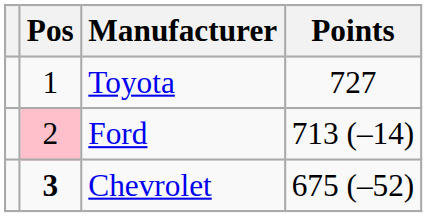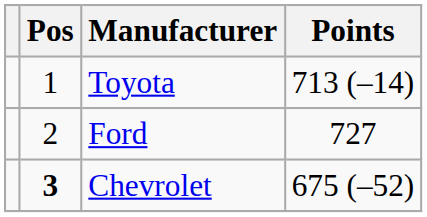(353, 82) 727 -> (353, 82) 713 (–14)
(50, 133) pink background -> (50, 133) no background
(353, 133) 713 (–14) -> (353, 133) 727
